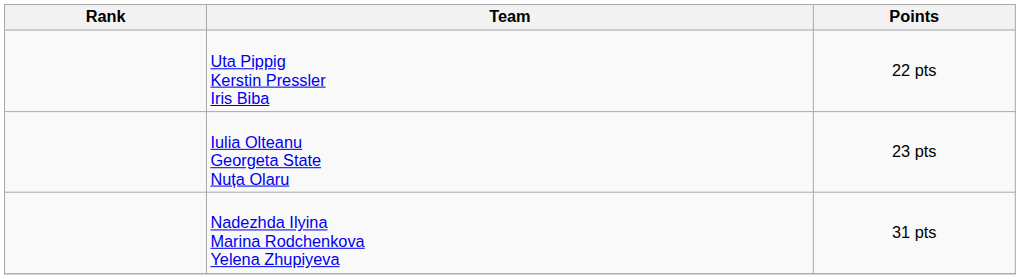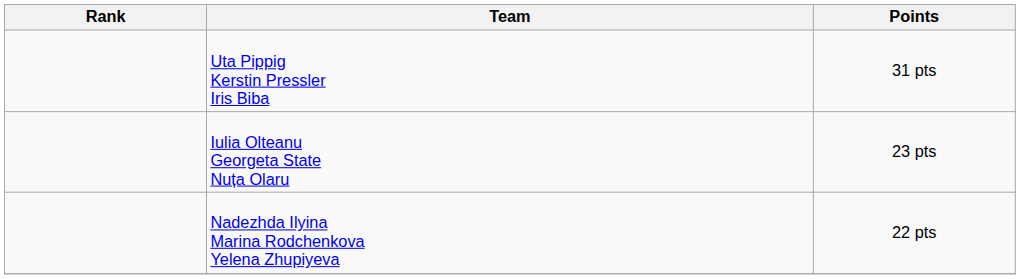(914, 70) 22 pts -> (914, 70) 31 pts
(914, 232) 31 pts -> (914, 232) 22 pts
